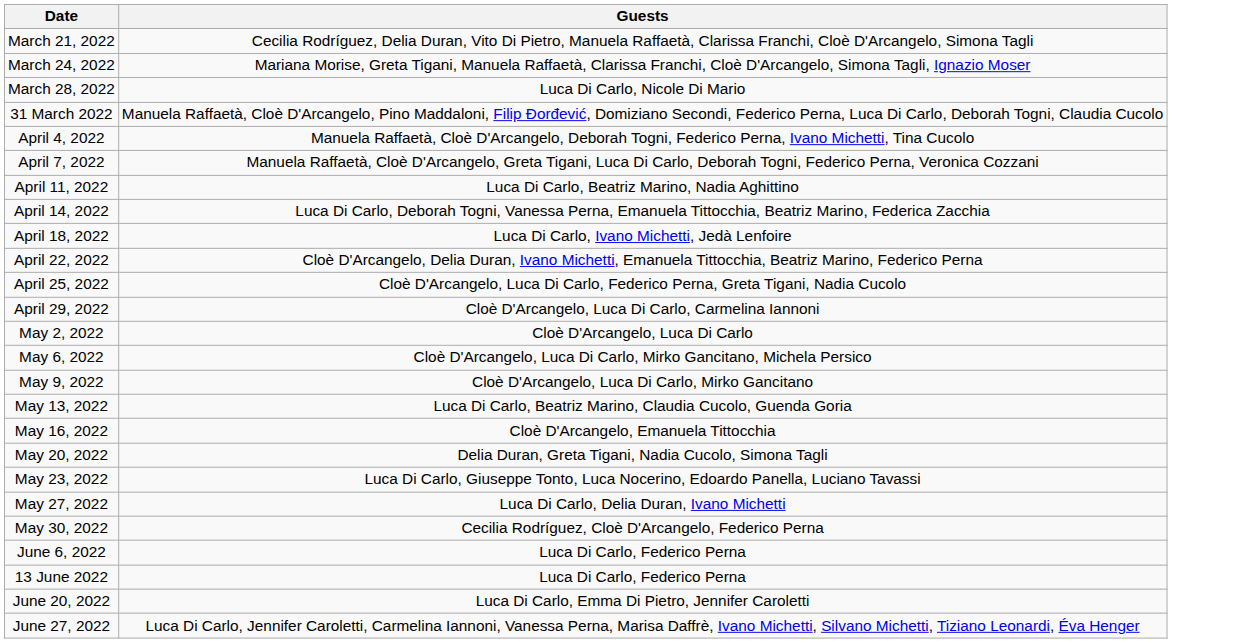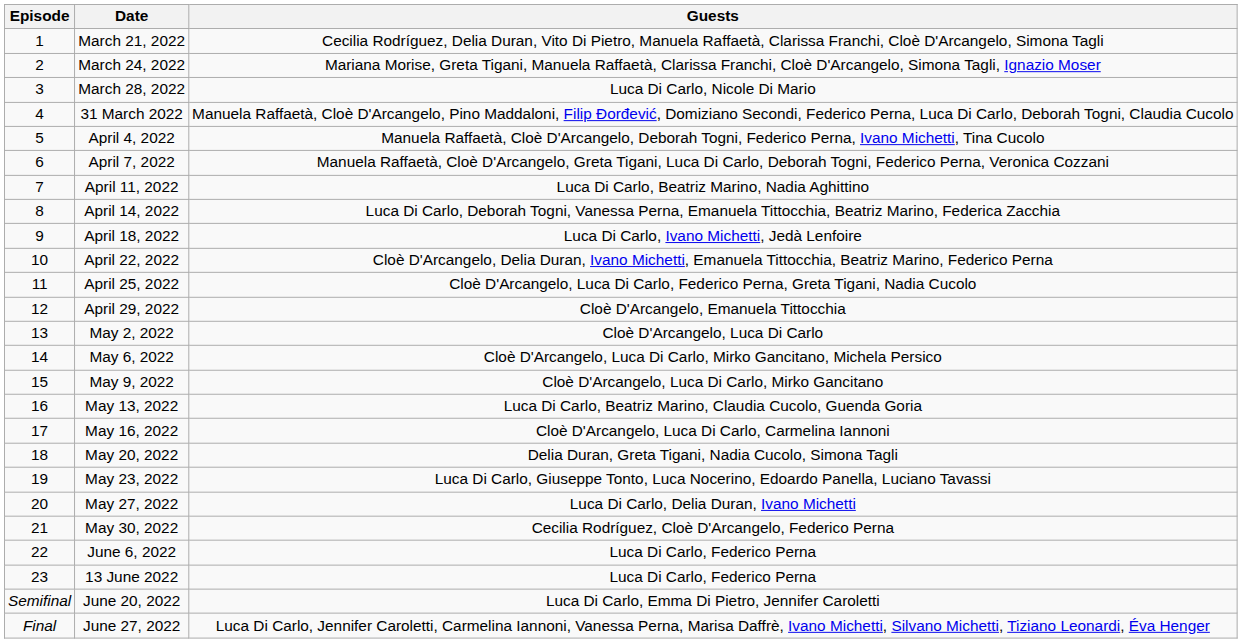+ column: (40, 16)
(643, 308) Cloè D'Arcangelo, Luca Di Carlo, Carmelina Iannoni -> (713, 308) Cloè D'Arcangelo, Emanuela Tittocchia
(643, 430) Cloè D'Arcangelo, Emanuela Tittocchia -> (713, 430) Cloè D'Arcangelo, Luca Di Carlo, Carmelina Iannoni
